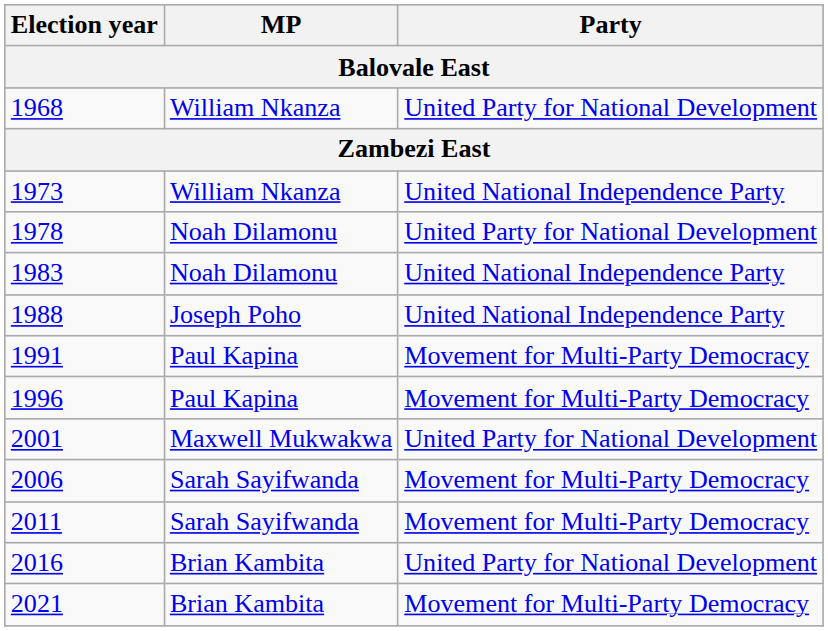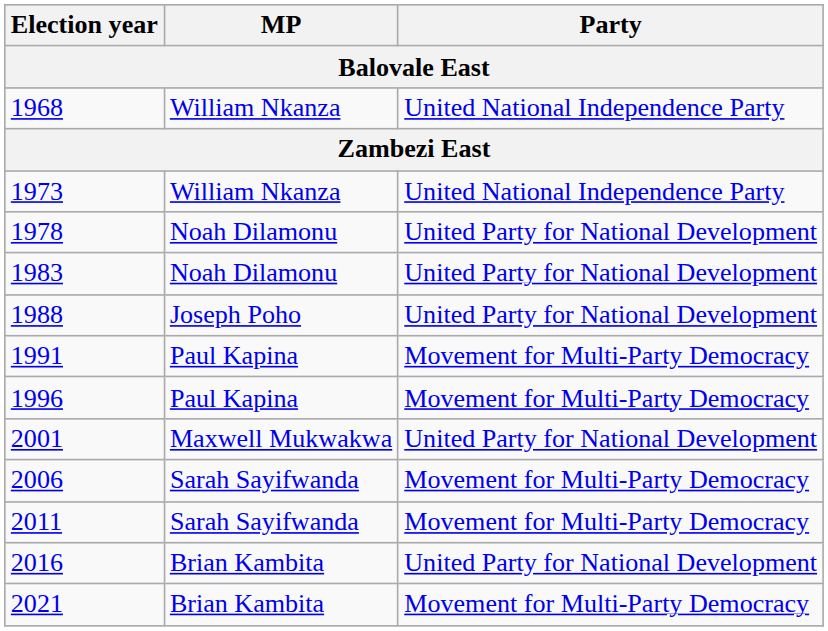(611, 107) United Party for National Development -> (594, 107) United National Independence Party
(594, 273) United National Independence Party -> (611, 273) United Party for National Development
(594, 314) United National Independence Party -> (611, 314) United Party for National Development
